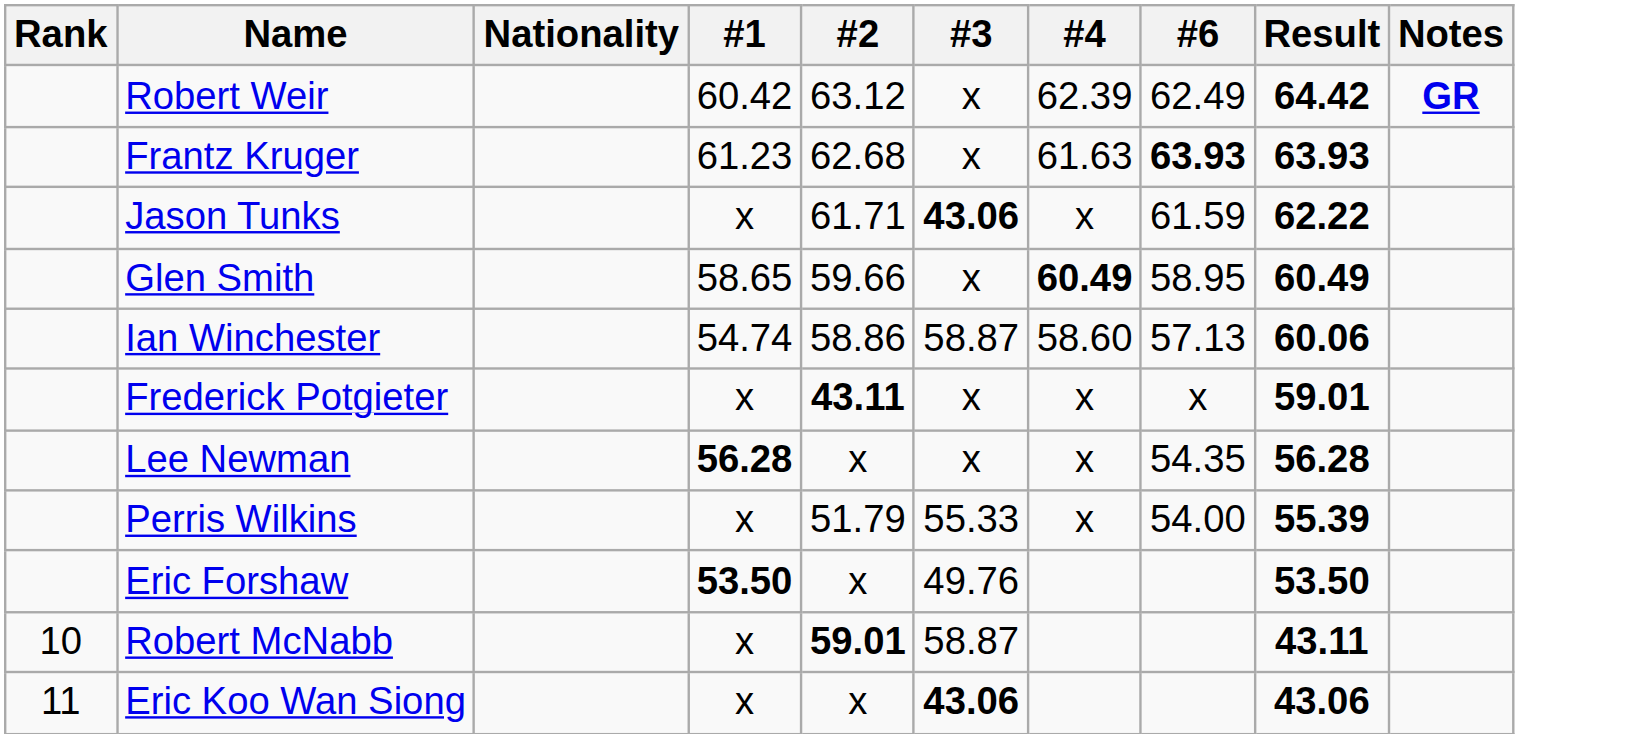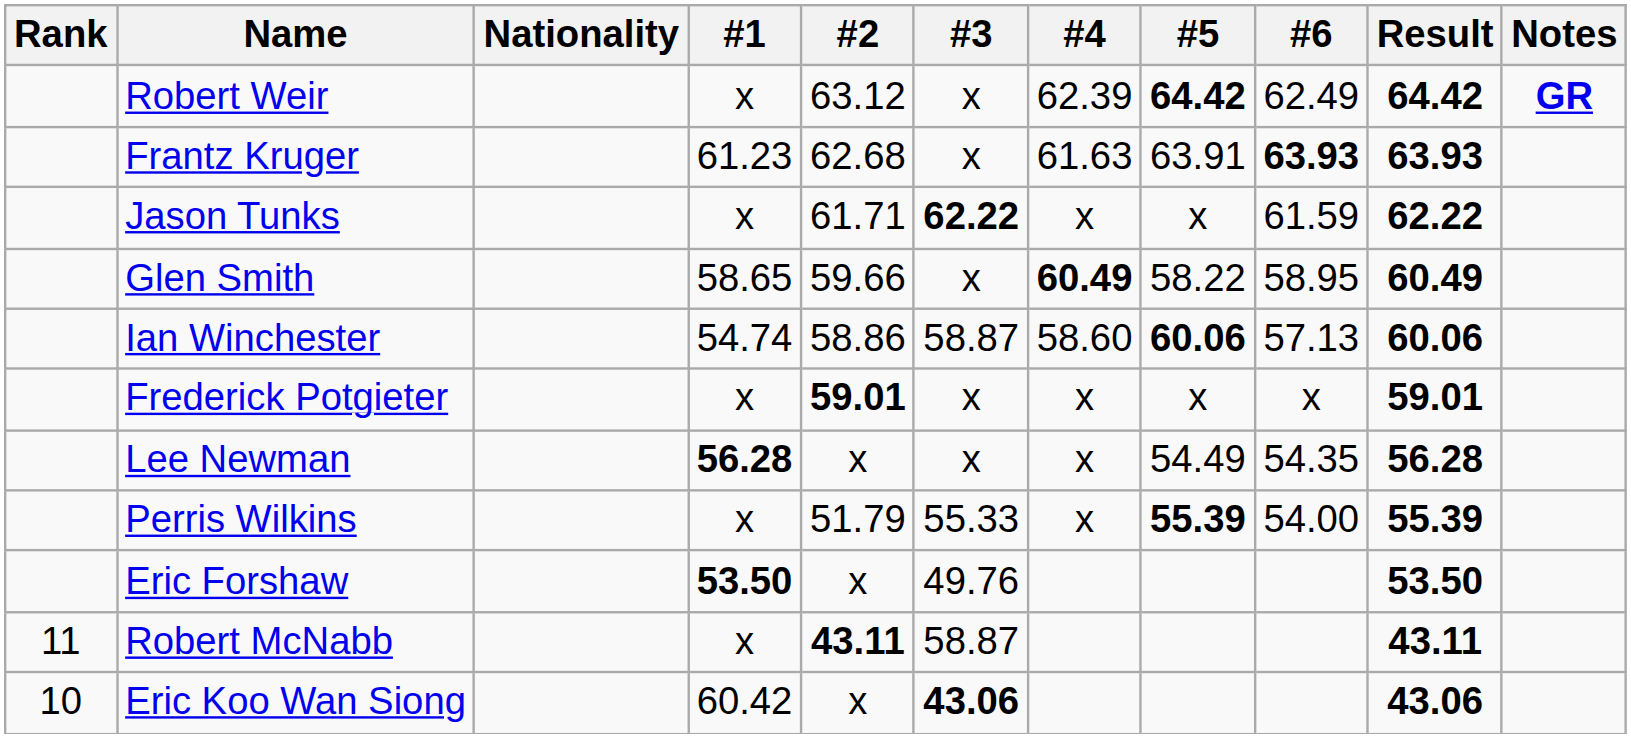+ column: (1198, 34)
(745, 95) 60.42 -> (745, 95) x
(971, 216) 43.06 -> (971, 216) 62.22
(858, 398) 43.11 -> (858, 398) 59.01
(61, 641) 10 -> (61, 641) 11
(858, 641) 59.01 -> (858, 641) 43.11
(61, 701) 11 -> (61, 701) 10
(745, 701) x -> (745, 701) 60.42
